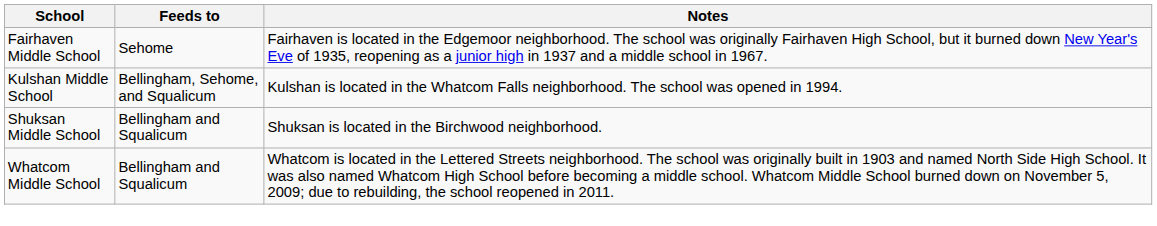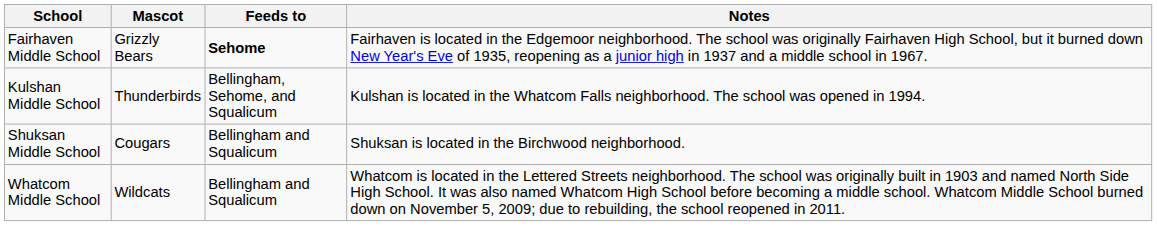+ column: (158, 16)
(146, 47) normal -> (237, 47) bold
